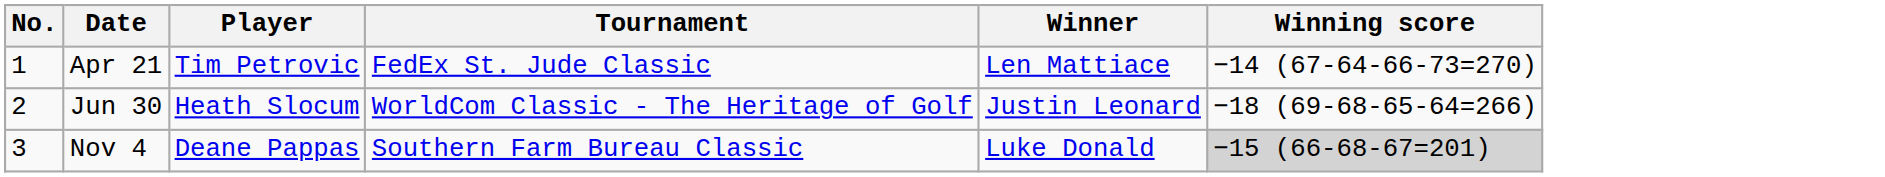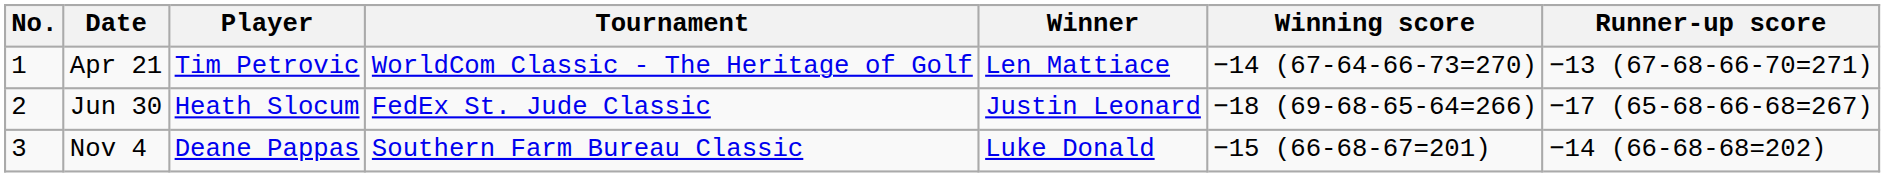+ column: (1711, 26)
(541, 68) FedEx St. Jude Classic -> (672, 68) WorldCom Classic - The Heritage of Golf
(672, 109) WorldCom Classic - The Heritage of Golf -> (541, 109) FedEx St. Jude Classic
(1352, 151) lightgrey background -> (1352, 151) no background
